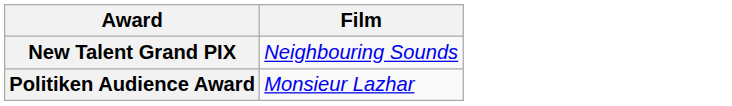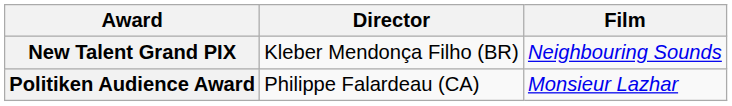+ column: (391, 20)
